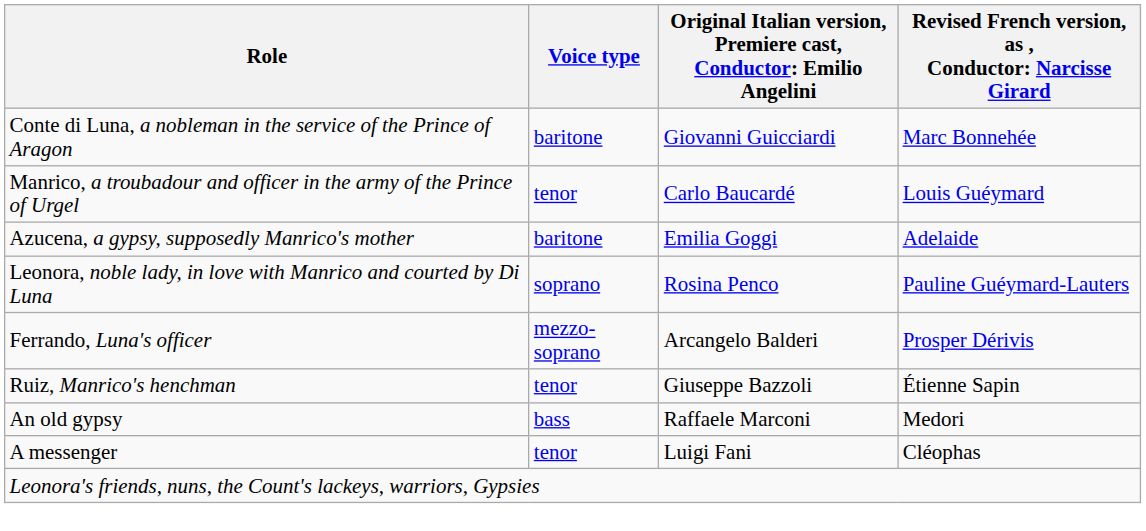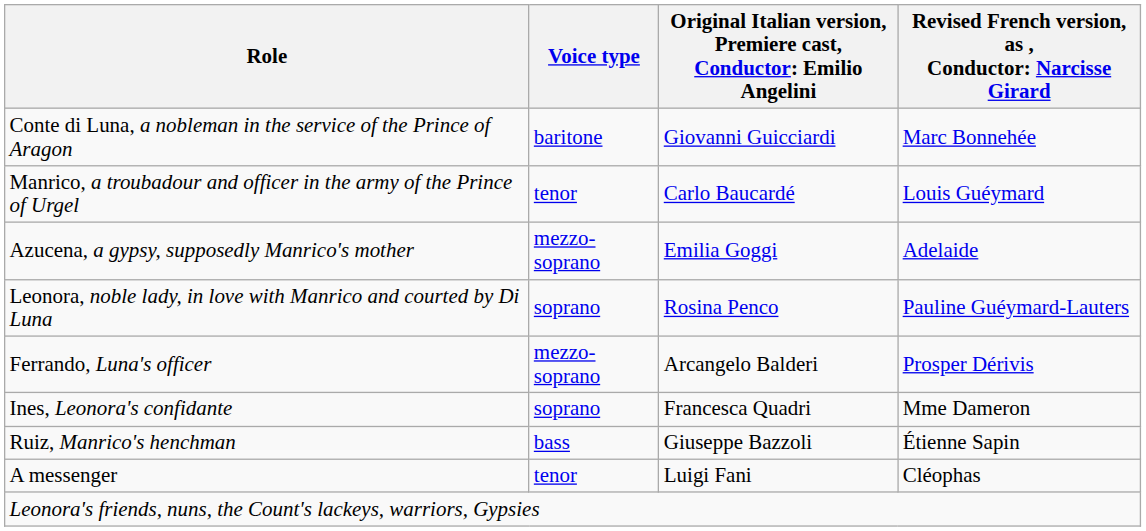(568, 238) baritone -> (567, 250) mezzo-soprano
+ row: (121, 409)
(555, 385) tenor -> (552, 442) bass
- row: (66, 418)
